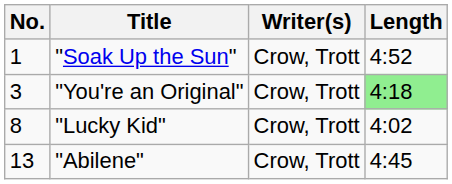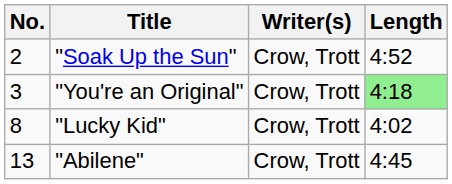(16, 56) 1 -> (16, 56) 2
